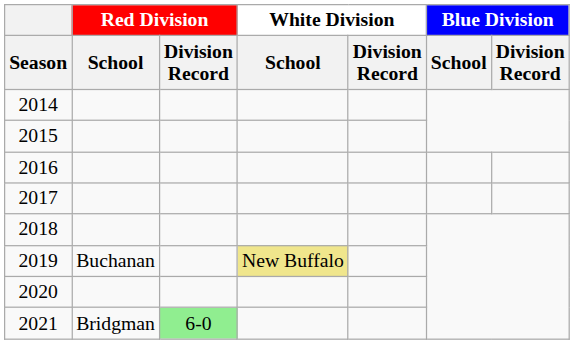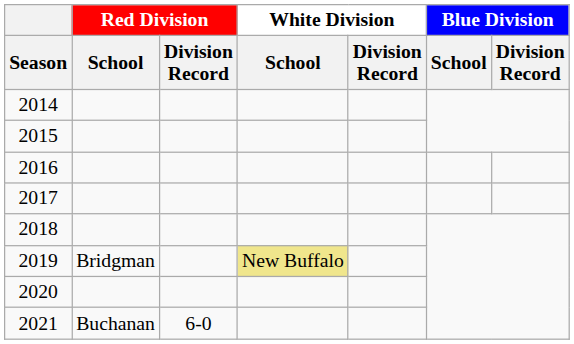(116, 260) Buchanan -> (116, 260) Bridgman
(116, 323) Bridgman -> (116, 323) Buchanan
(198, 323) lightgreen background -> (198, 323) no background
